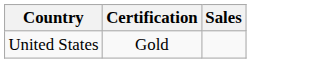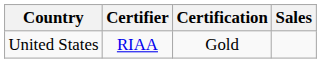+ column: (137, 17)
